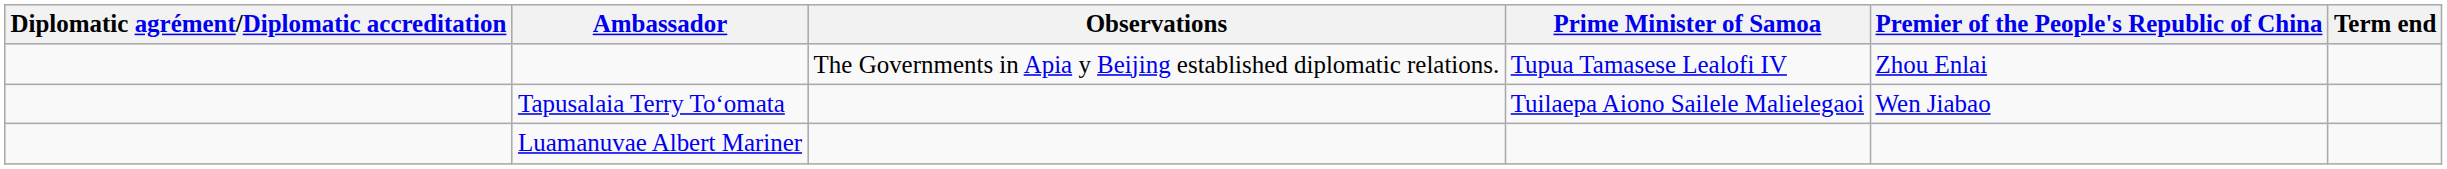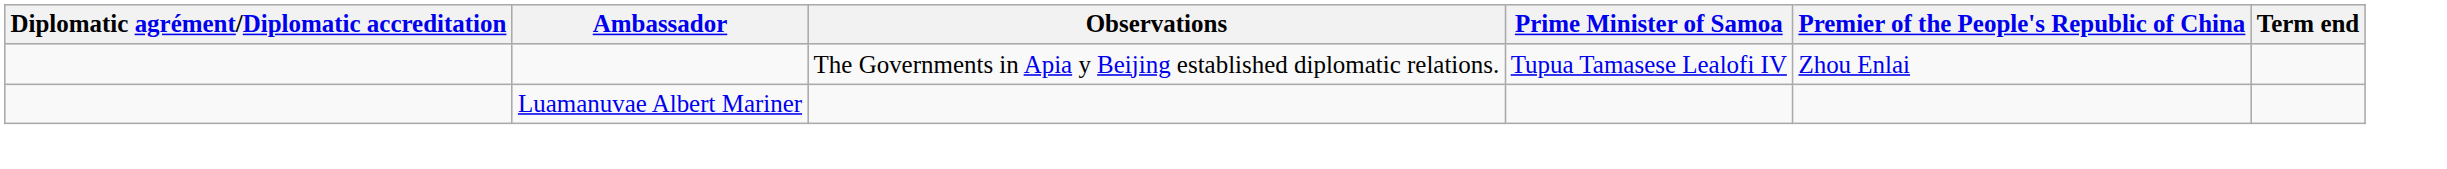- row: (651, 103)
